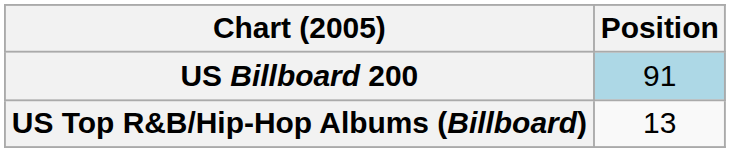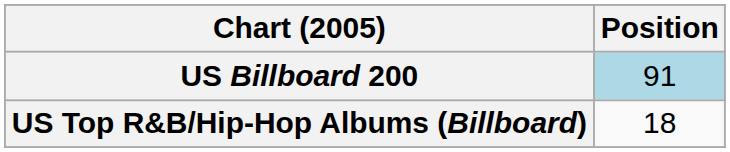(660, 123) 13 -> (660, 123) 18
